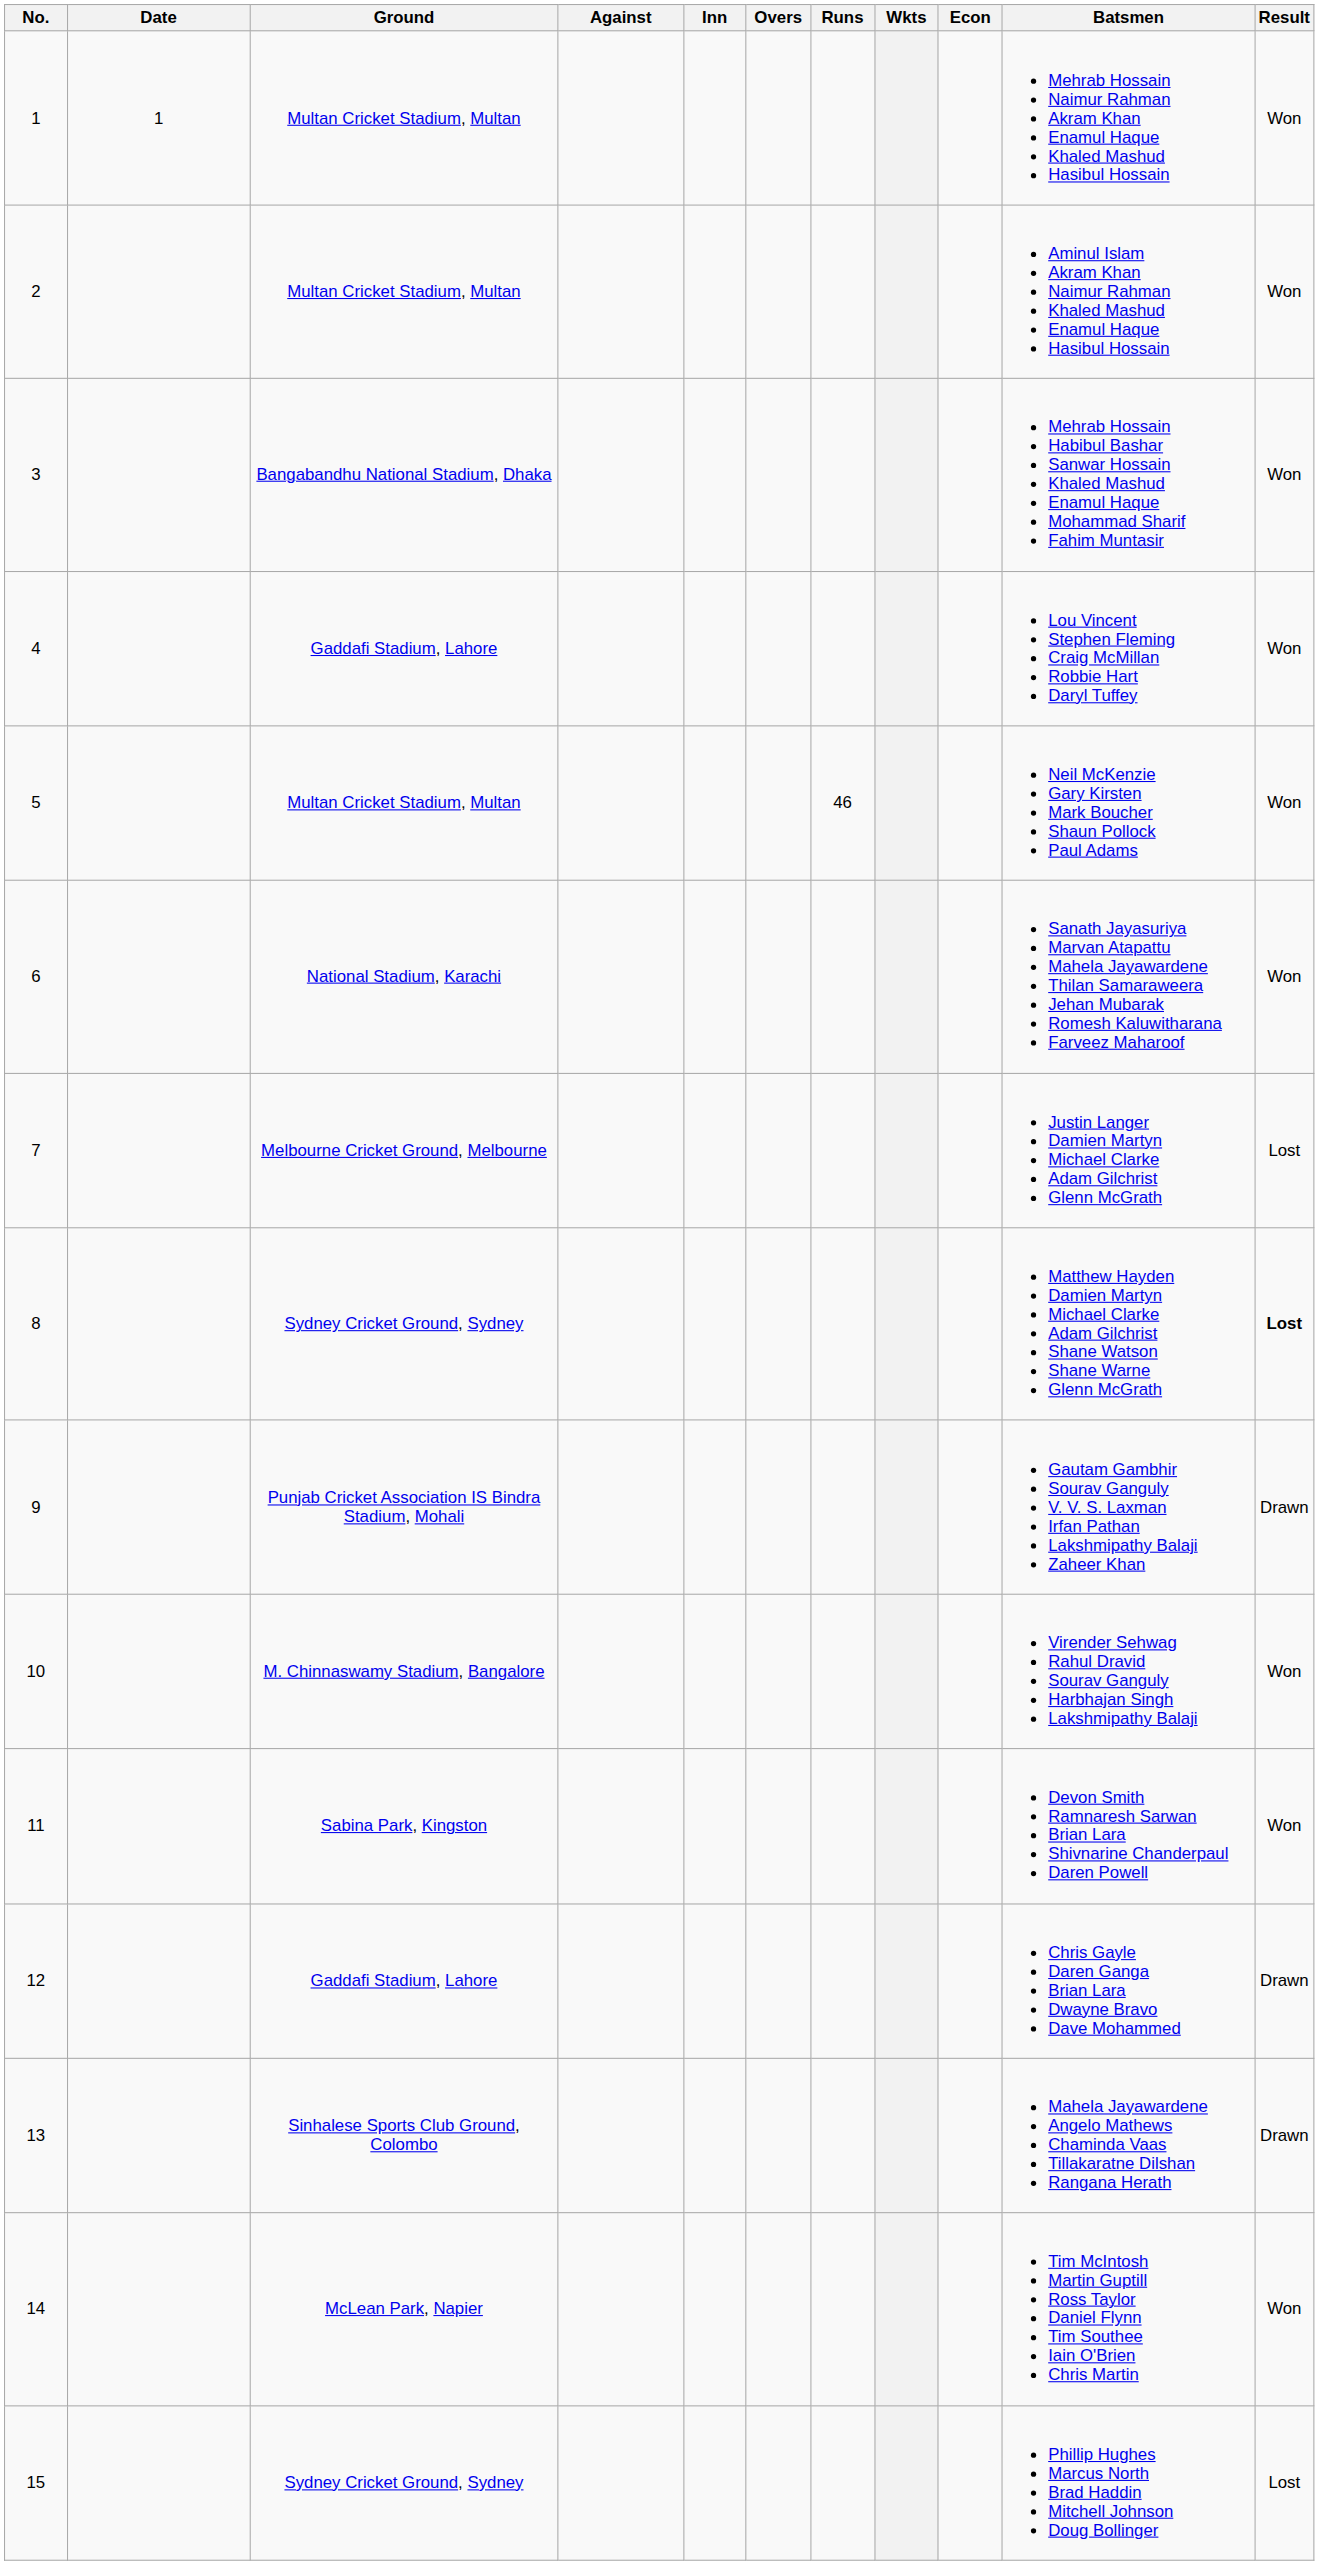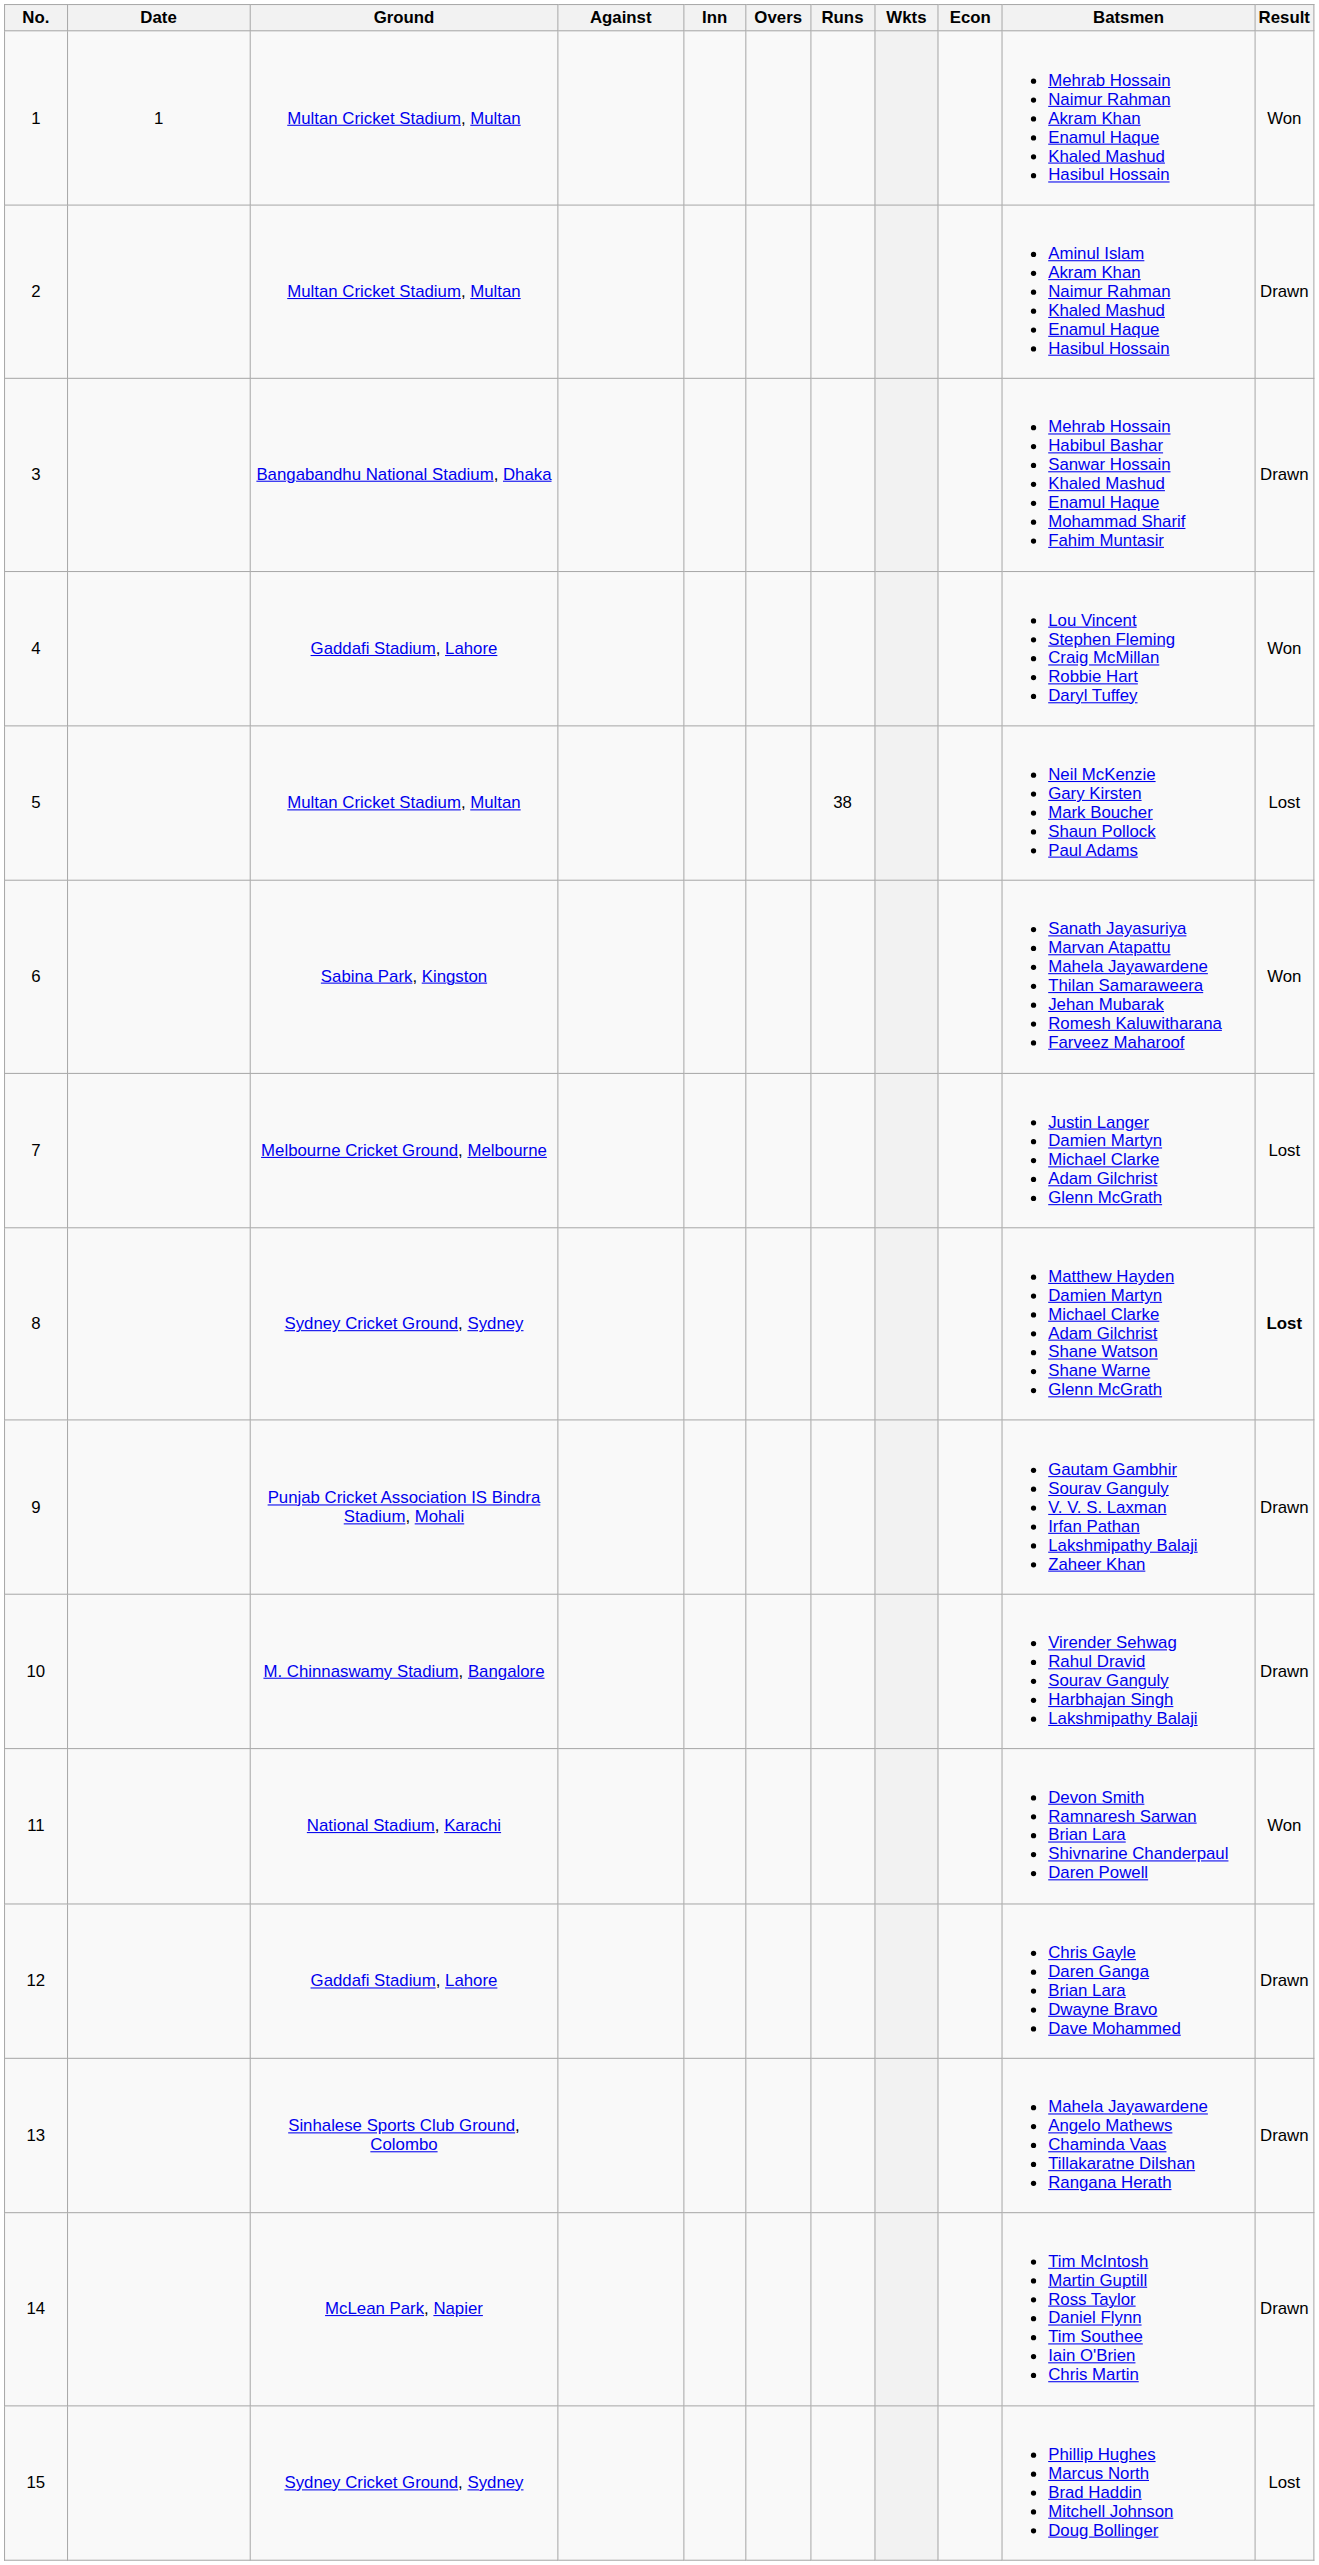(1284, 291) Won -> (1284, 291) Drawn
(1284, 474) Won -> (1284, 474) Drawn
(842, 803) 46 -> (842, 803) 38
(1284, 803) Won -> (1284, 803) Lost
(404, 976) National Stadium, Karachi -> (404, 976) Sabina Park, Kingston
(1284, 1671) Won -> (1284, 1671) Drawn
(404, 1826) Sabina Park, Kingston -> (404, 1826) National Stadium, Karachi
(1284, 2309) Won -> (1284, 2309) Drawn
